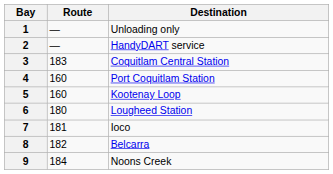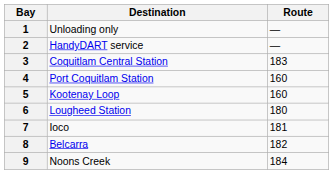columns swapped: (78, 12) <-> (218, 12)
